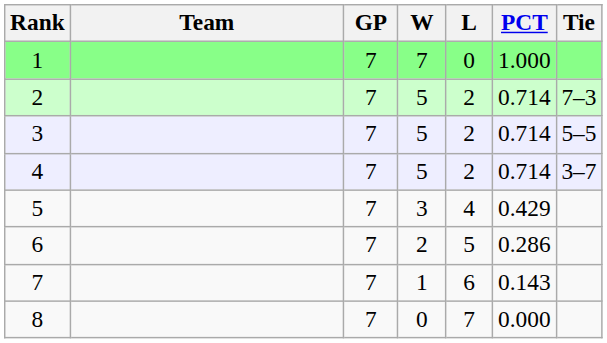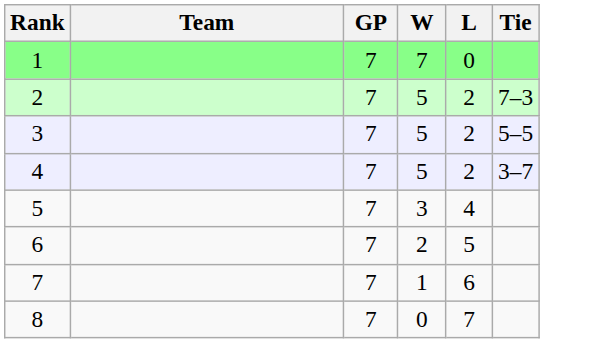- column: (524, 23)
